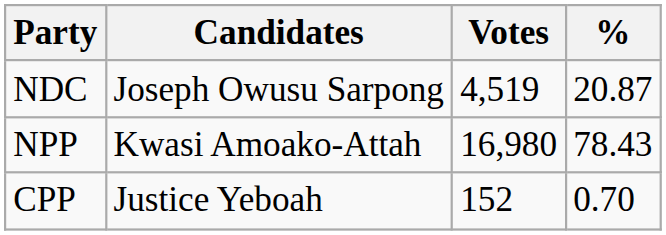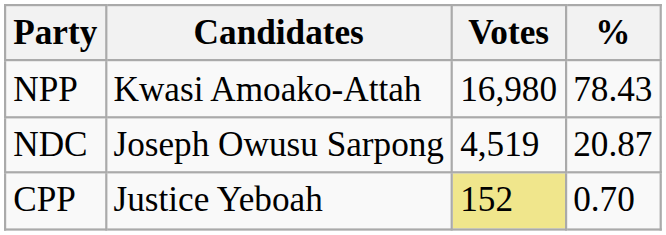rows swapped: (46, 144) <-> (50, 88)
(487, 199) no background -> (487, 199) khaki background
